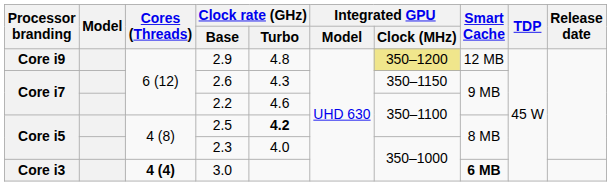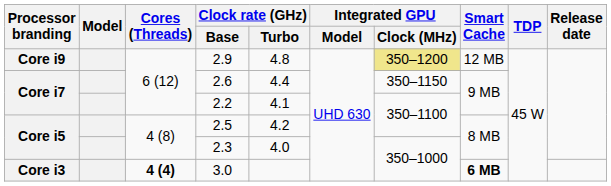(280, 81) 4.3 -> (280, 81) 4.4
(280, 103) 4.6 -> (280, 103) 4.1
(280, 125) bold -> (280, 125) normal
